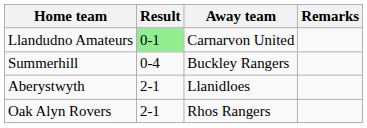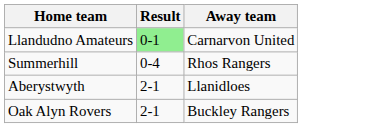- column: (330, 16)
(238, 63) Buckley Rangers -> (229, 63) Rhos Rangers
(229, 110) Rhos Rangers -> (238, 110) Buckley Rangers
